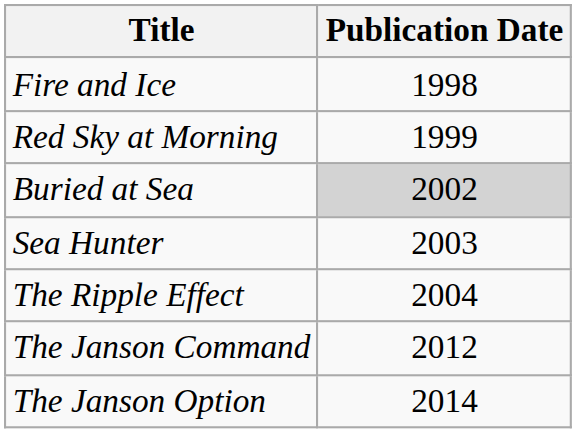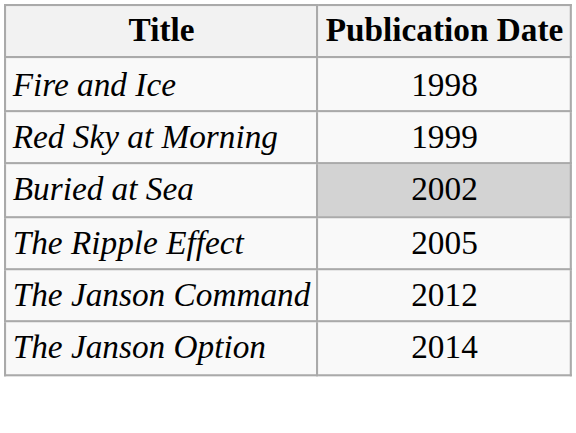- row: (88, 242)
(445, 294) 2004 -> (445, 242) 2005
